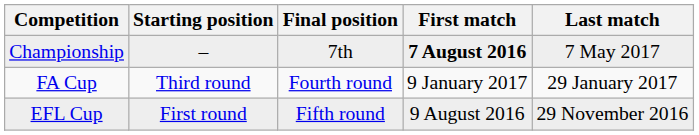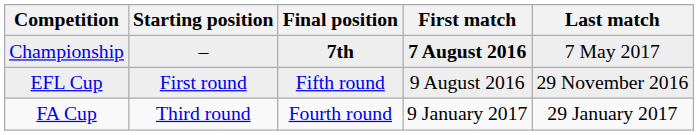(340, 51) normal -> (340, 51) bold
rows swapped: (67, 82) <-> (67, 113)
